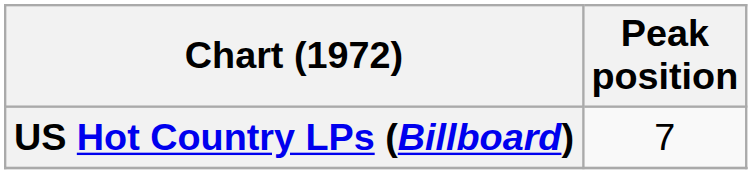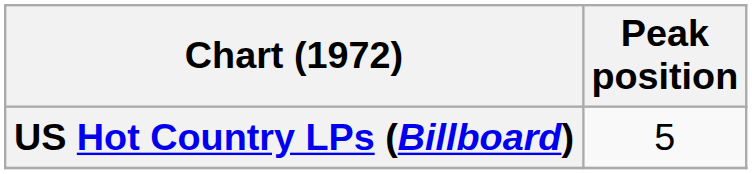(665, 136) 7 -> (665, 136) 5
